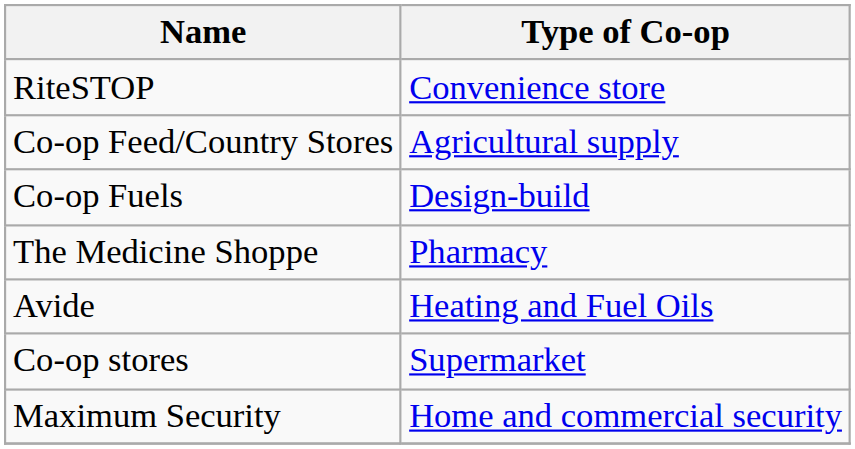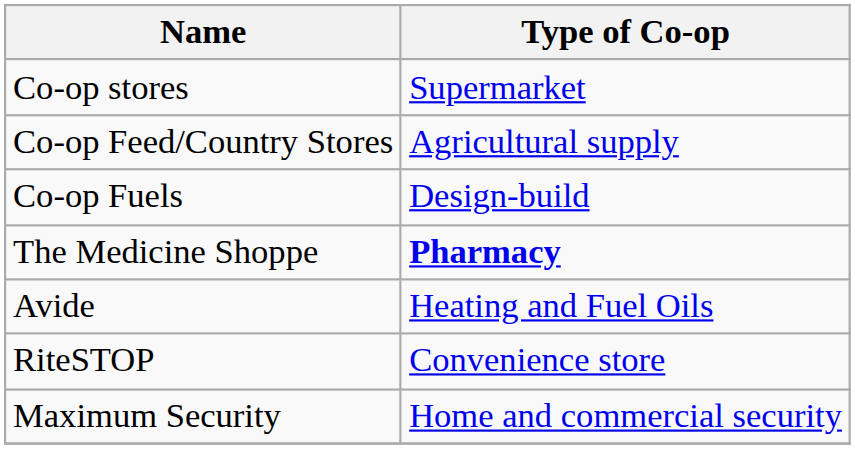rows swapped: (101, 360) <-> (84, 86)
(478, 251) normal -> (485, 251) bold
